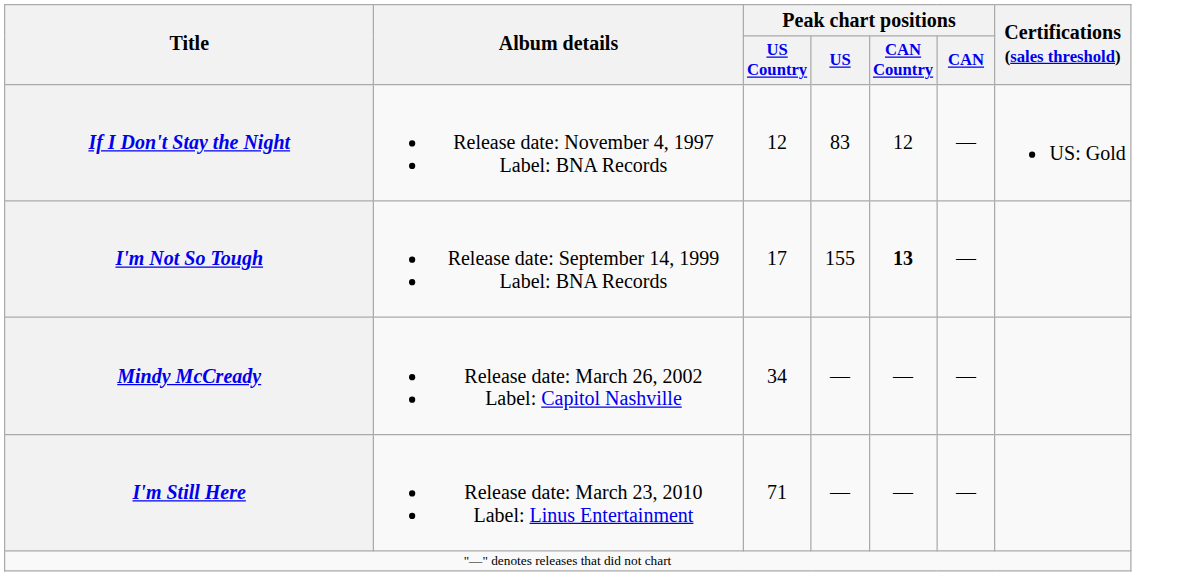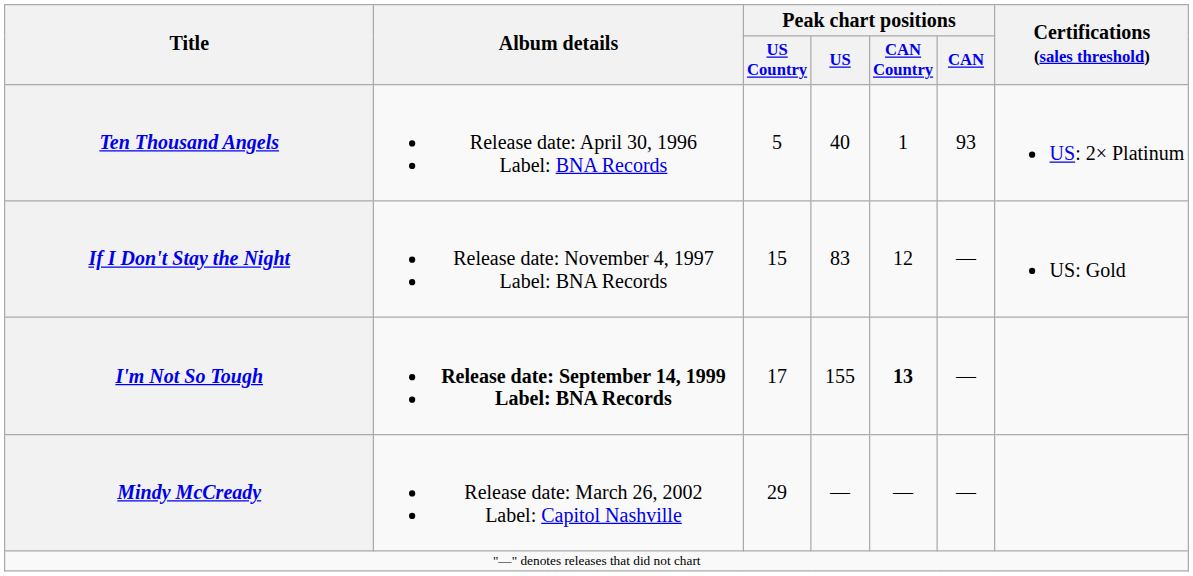+ row: (189, 142)
(777, 142) 12 -> (777, 259) 15
(558, 271) normal -> (558, 387) bold
(777, 375) 34 -> (777, 492) 29
- row: (189, 492)
